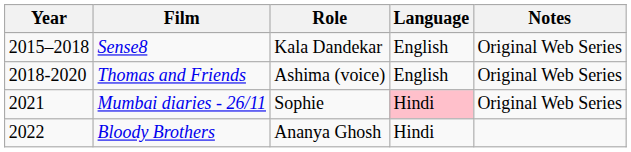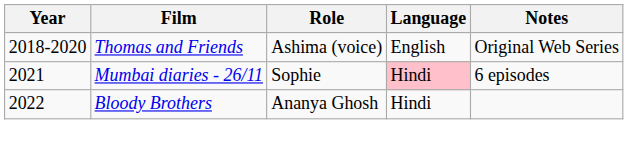- row: (122, 47)
(550, 103) Original Web Series -> (512, 75) 6 episodes
